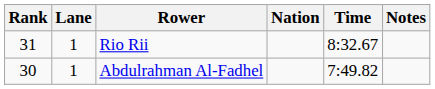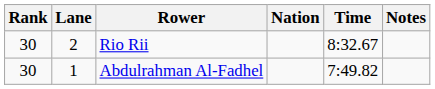(28, 44) 31 -> (28, 44) 30
(74, 44) 1 -> (74, 44) 2
